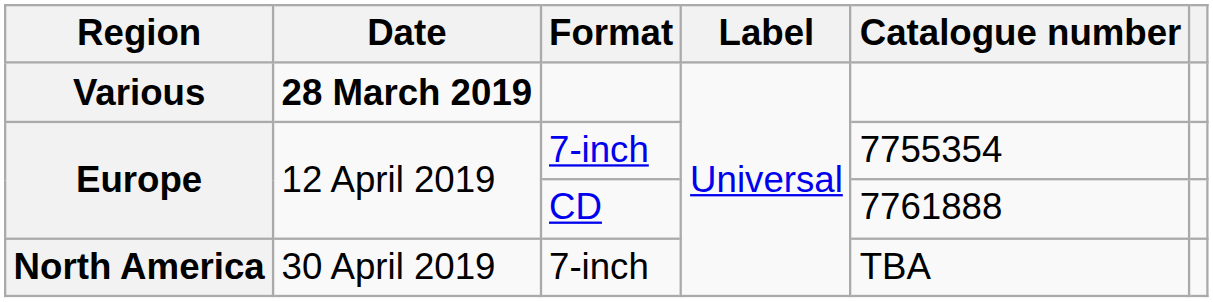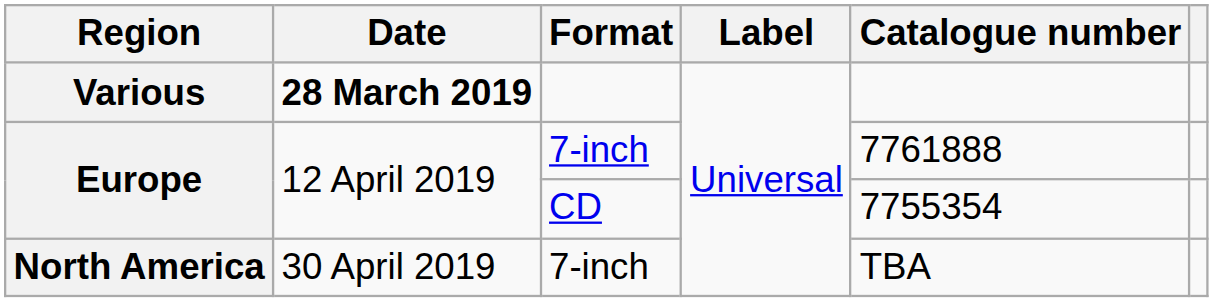(931, 149) 7755354 -> (931, 149) 7761888
(931, 207) 7761888 -> (931, 207) 7755354
